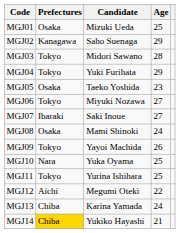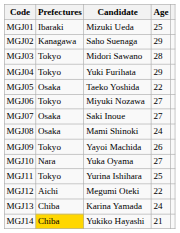(49, 27) Osaka -> (51, 27) Ibaraki
(158, 87) 23 -> (158, 87) 22
(51, 117) Ibaraki -> (49, 117) Osaka
(158, 161) 25 -> (158, 161) 27
